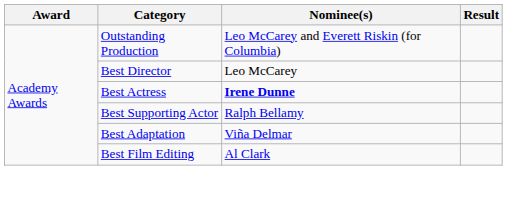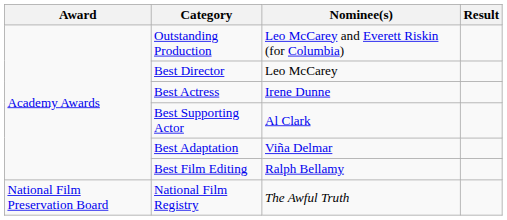(260, 92) bold -> (298, 92) normal
(264, 112) Ralph Bellamy -> (288, 120) Al Clark
(247, 154) Al Clark -> (305, 169) Ralph Bellamy
+ row: (191, 197)
